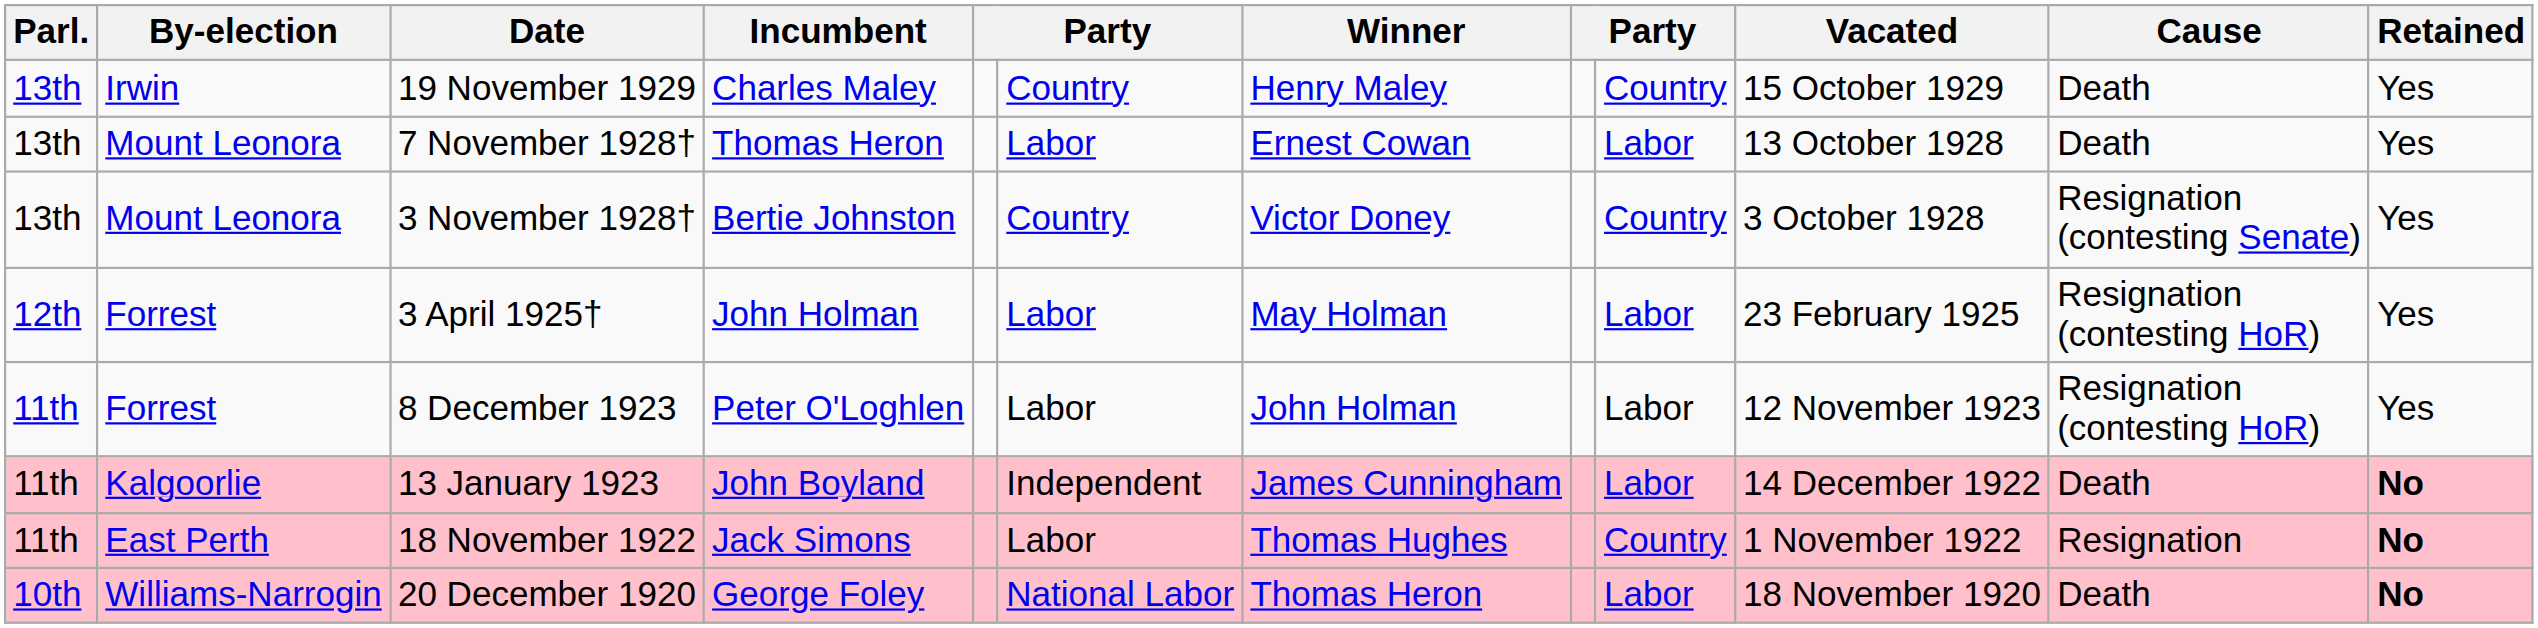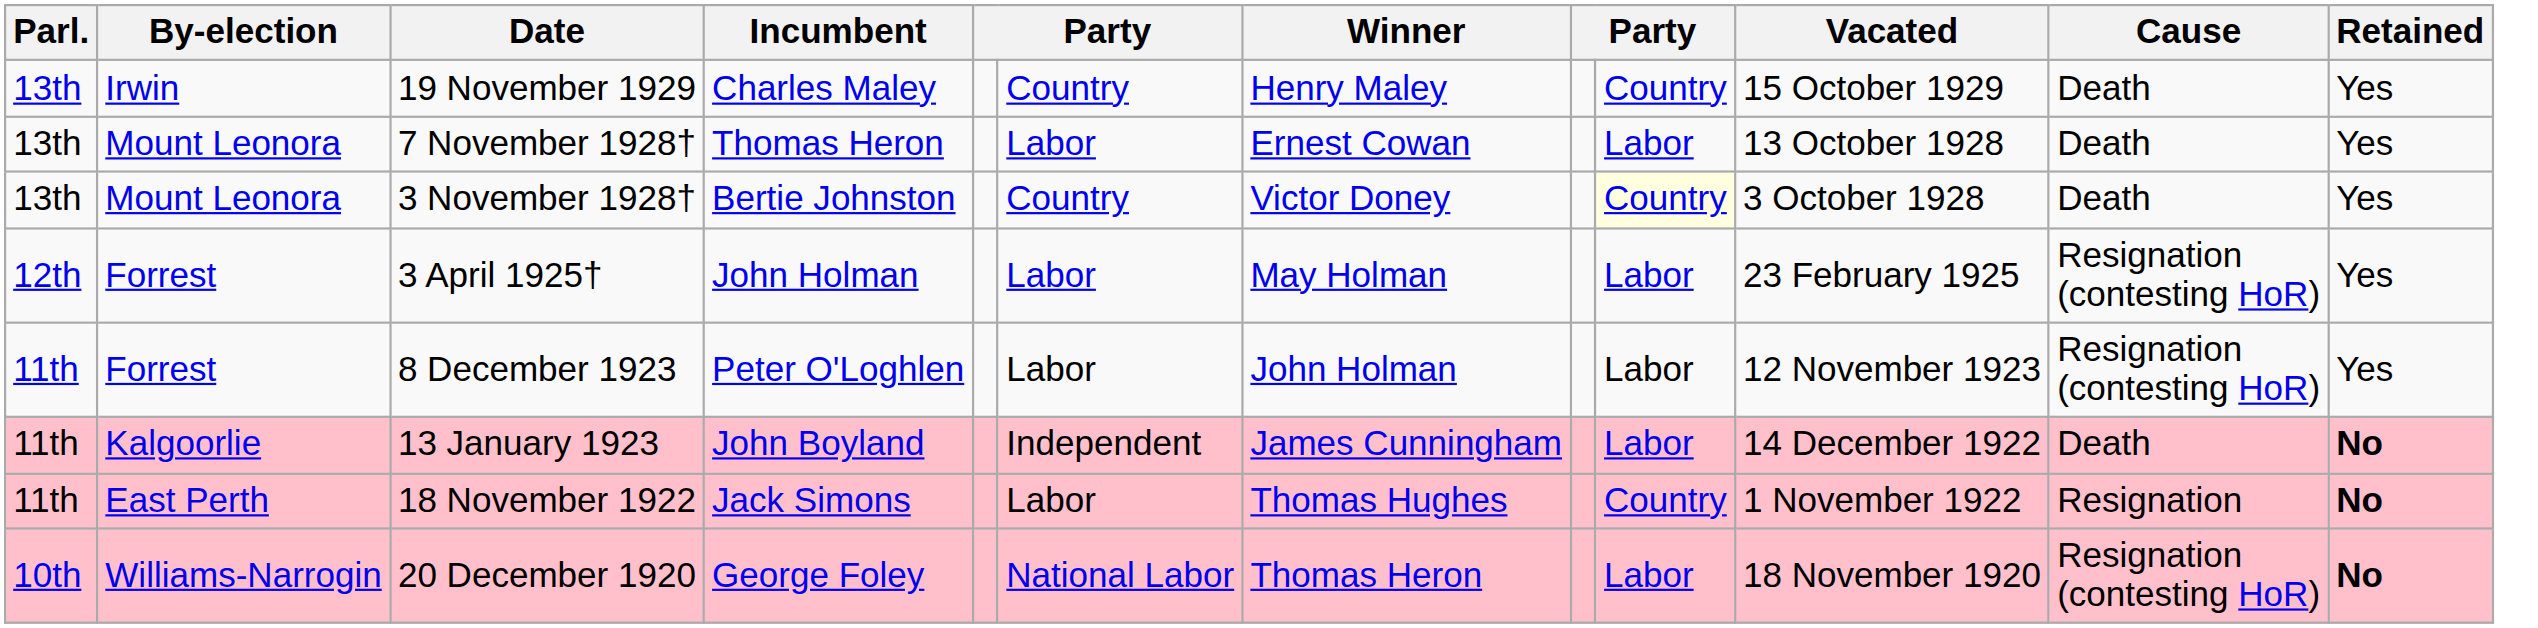(1665, 218) no background -> (1665, 198) lightyellow background
(2209, 218) Resignation (contesting Senate) -> (2104, 198) Death
(2104, 595) Death -> (2189, 575) Resignation (contesting HoR)
